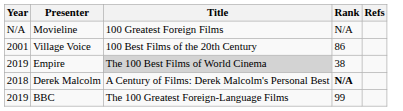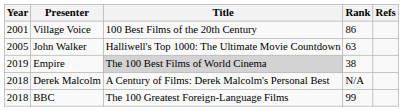- row: (55, 30)
+ row: (60, 47)
(344, 81) bold -> (355, 81) normal
(18, 98) 2019 -> (18, 98) 2018
